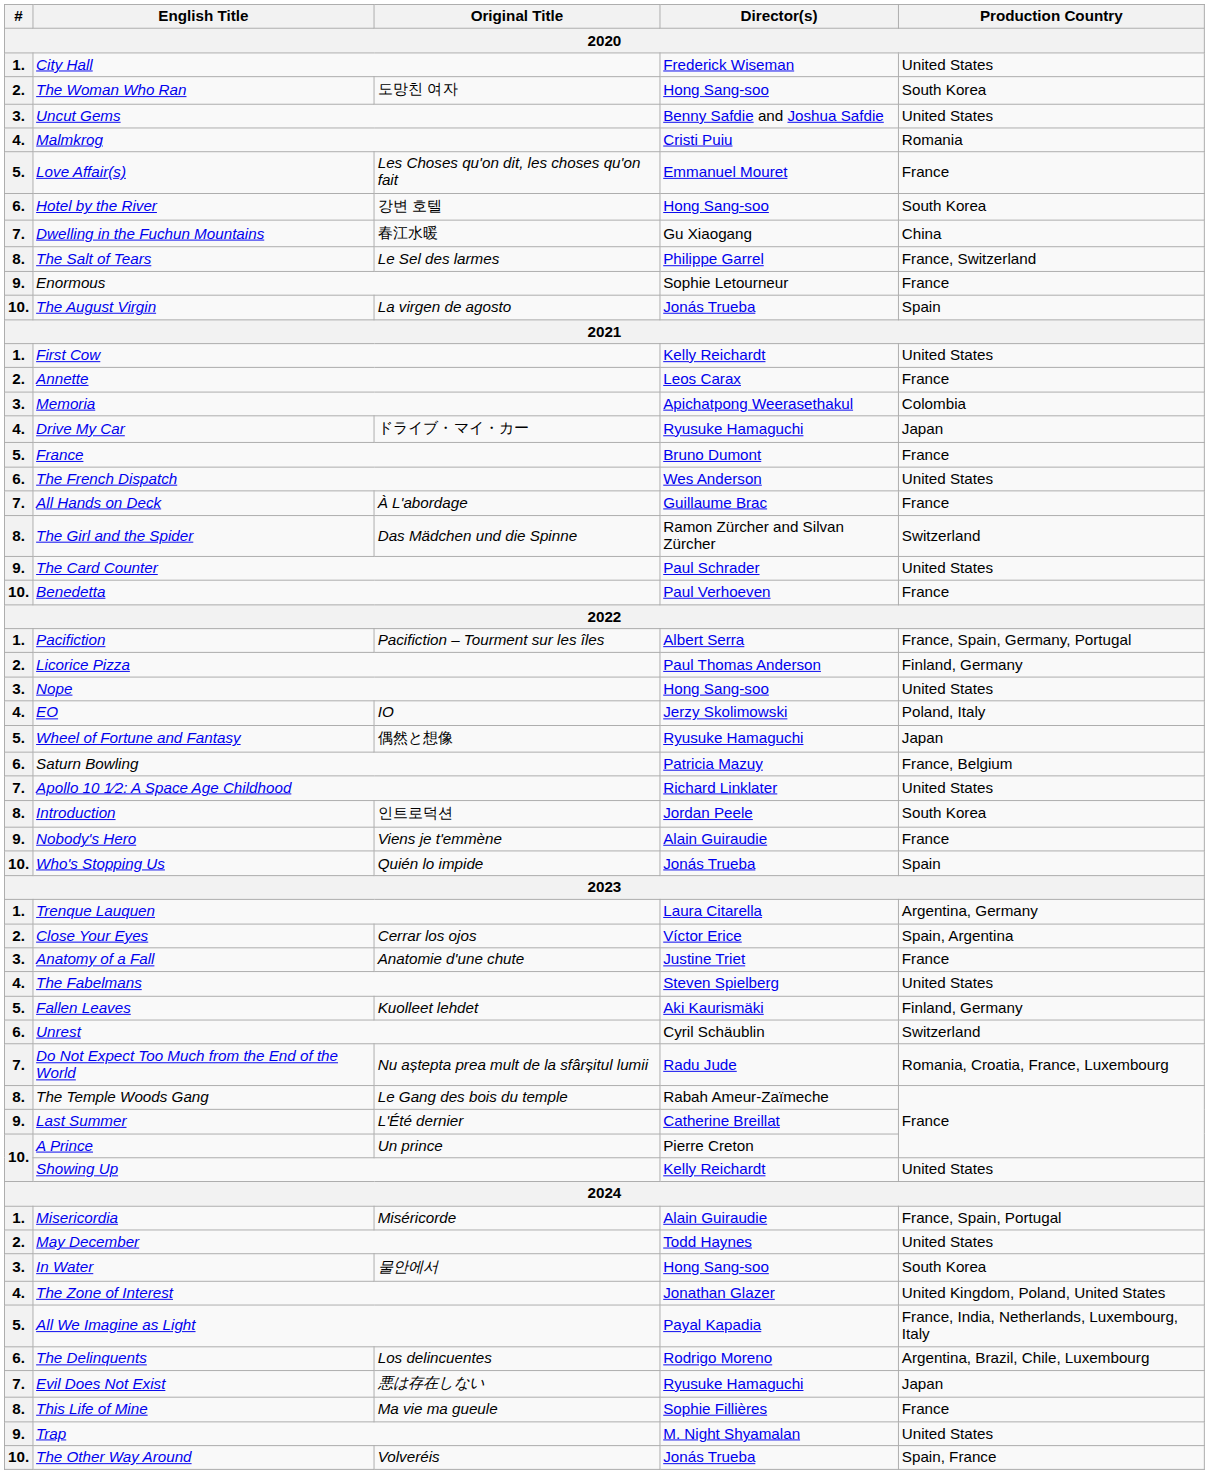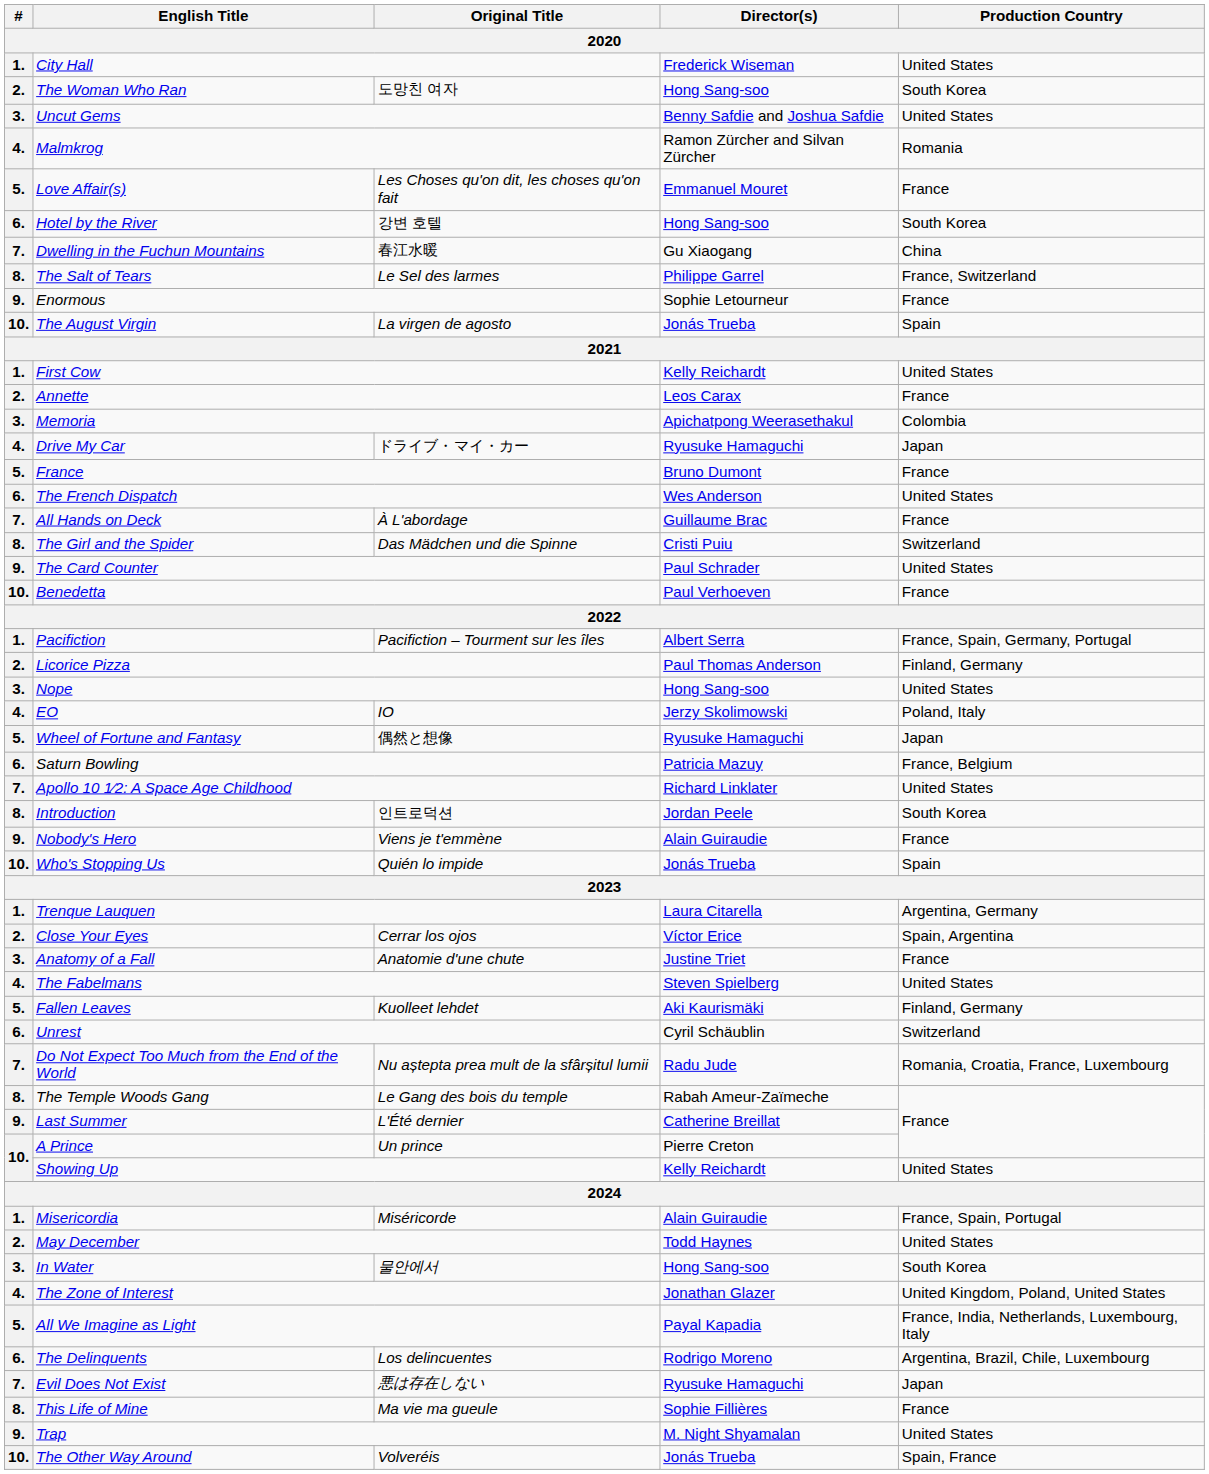(698, 139) Cristi Puiu -> (754, 148) Ramon Zürcher and Silvan Zürcher
(754, 535) Ramon Zürcher and Silvan Zürcher -> (698, 544) Cristi Puiu
